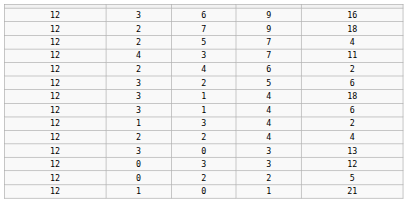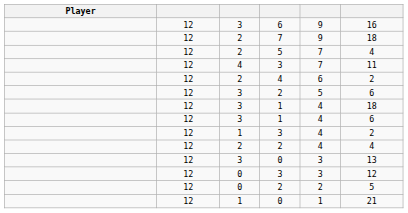+ column: (81, 11)
